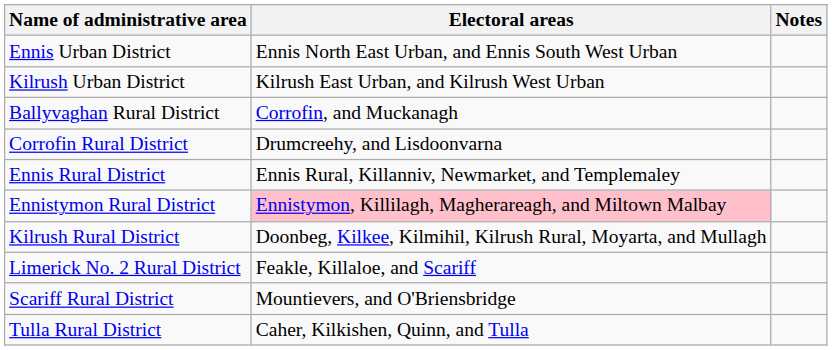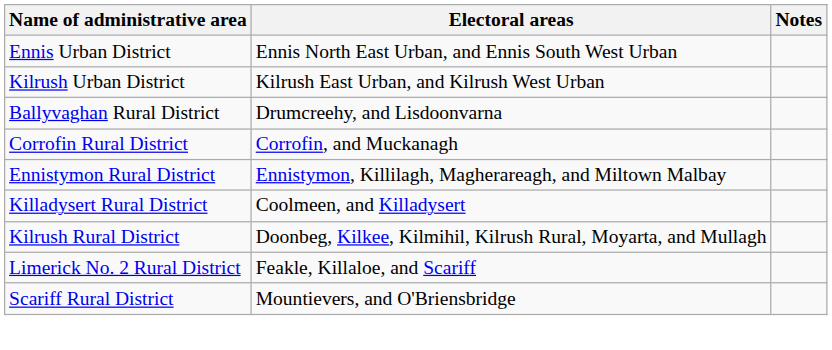(357, 112) Corrofin, and Muckanagh -> (379, 112) Drumcreehy, and Lisdoonvarna
(379, 143) Drumcreehy, and Lisdoonvarna -> (357, 143) Corrofin, and Muckanagh
- row: (87, 174)
(491, 205) pink background -> (491, 174) no background
+ row: (108, 205)
- row: (85, 329)
